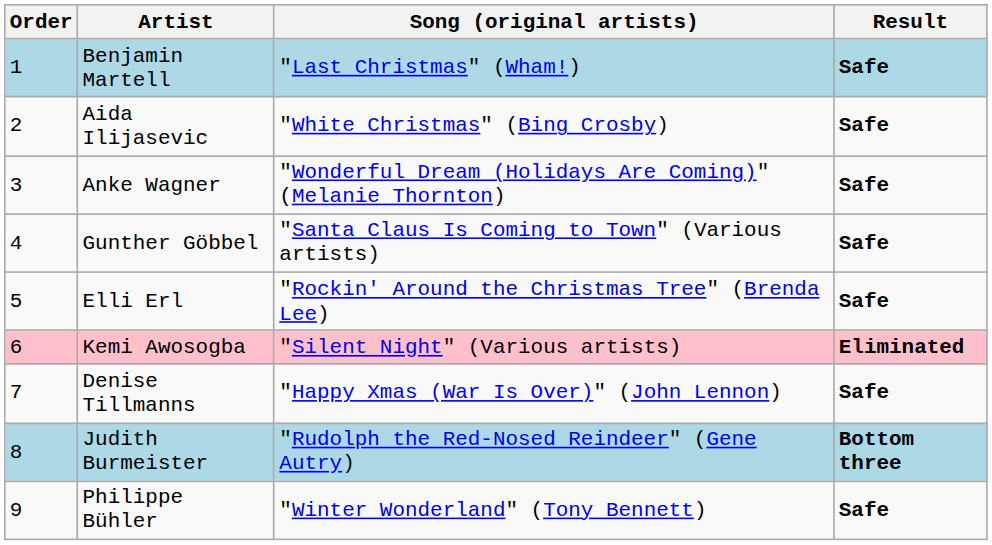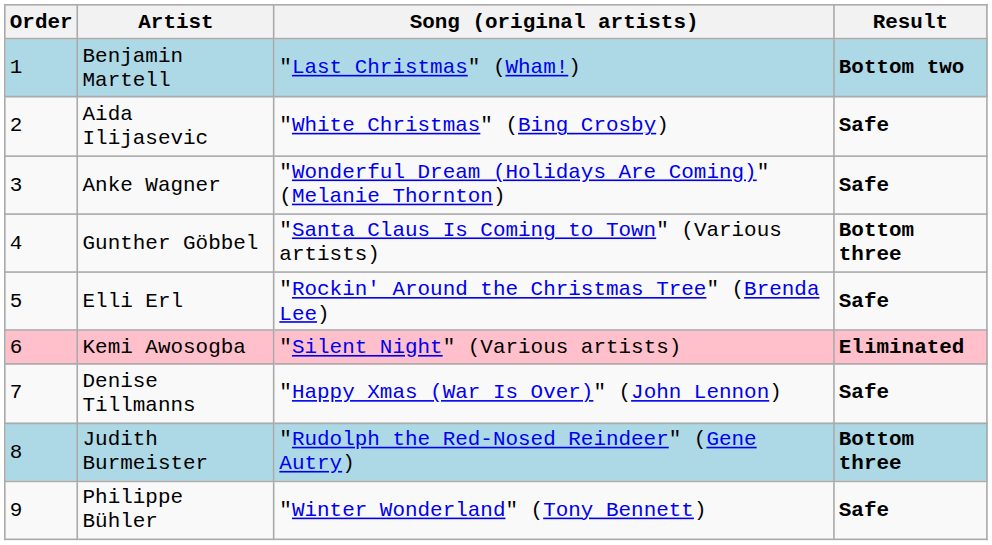(864, 68) Safe -> (902, 68) Bottom two
(864, 243) Safe -> (876, 243) Bottom three
